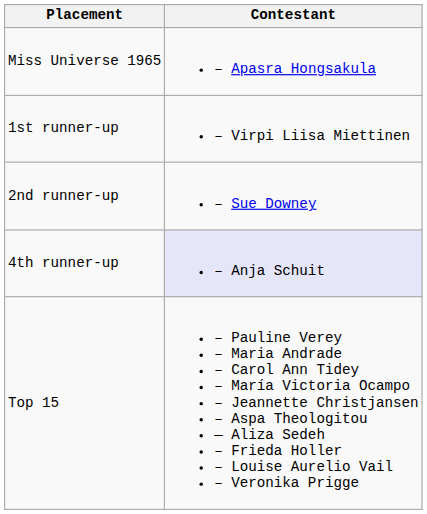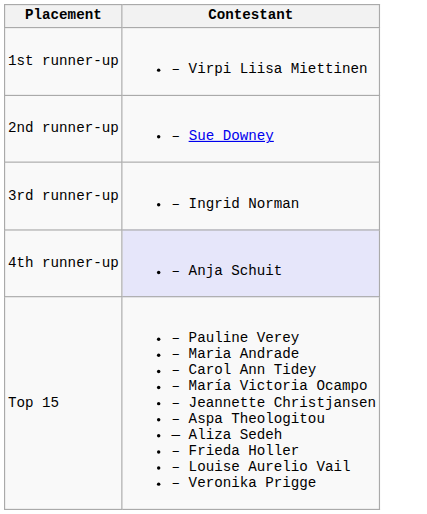- row: (85, 62)
+ row: (63, 196)
